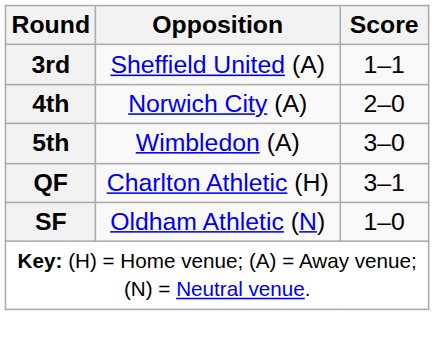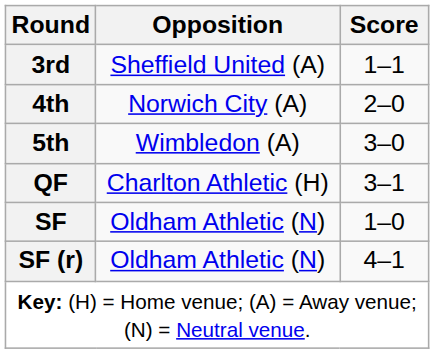+ row: (51, 260)
